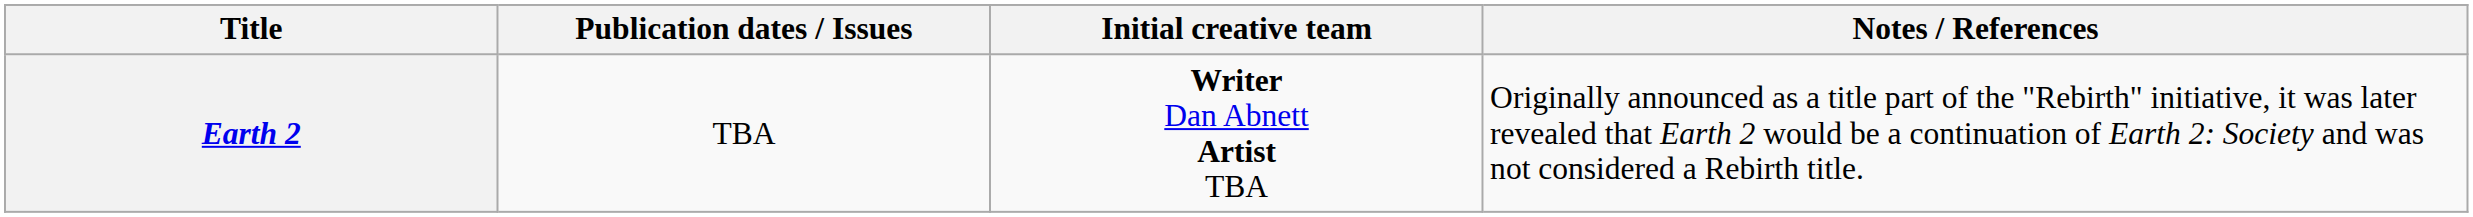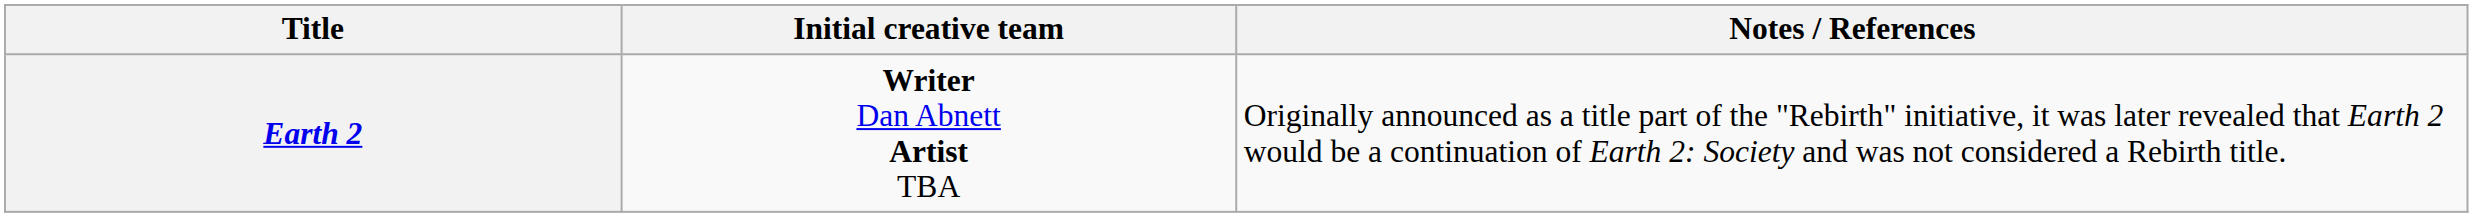- column: (744, 29)
